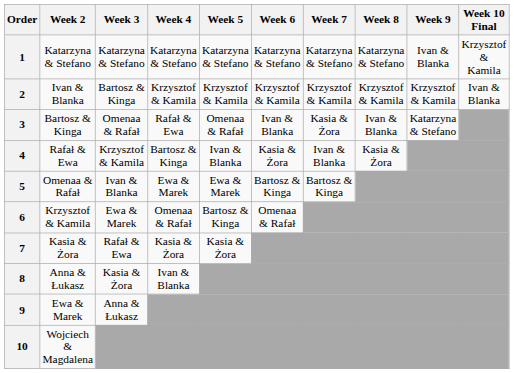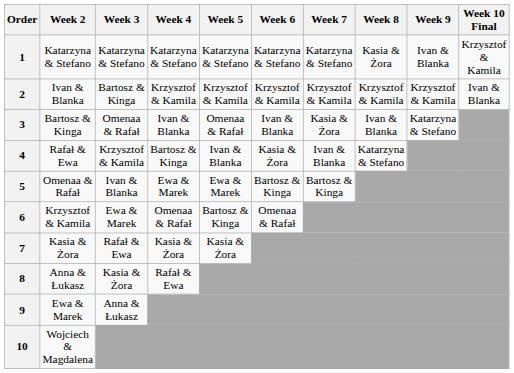(381, 57) Katarzyna & Stefano -> (381, 57) Kasia & Żora
(173, 125) Rafał & Ewa -> (173, 125) Ivan & Blanka
(381, 155) Kasia & Żora -> (381, 155) Katarzyna & Stefano
(173, 279) Ivan & Blanka -> (173, 279) Rafał & Ewa
